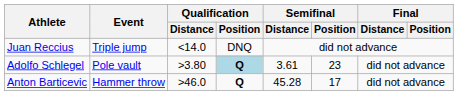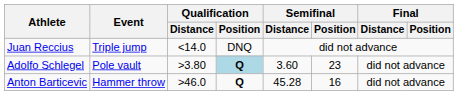(287, 65) 3.61 -> (287, 65) 3.60
(335, 83) 17 -> (335, 83) 16
